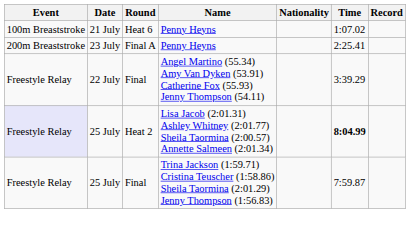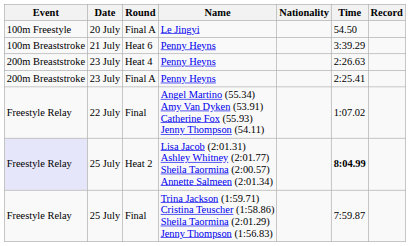+ row: (105, 29)
(349, 29) 1:07.02 -> (349, 45) 3:39.29
+ row: (105, 62)
(349, 79) 3:39.29 -> (349, 112) 1:07.02
